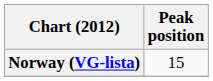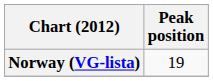(176, 62) 15 -> (176, 62) 19
